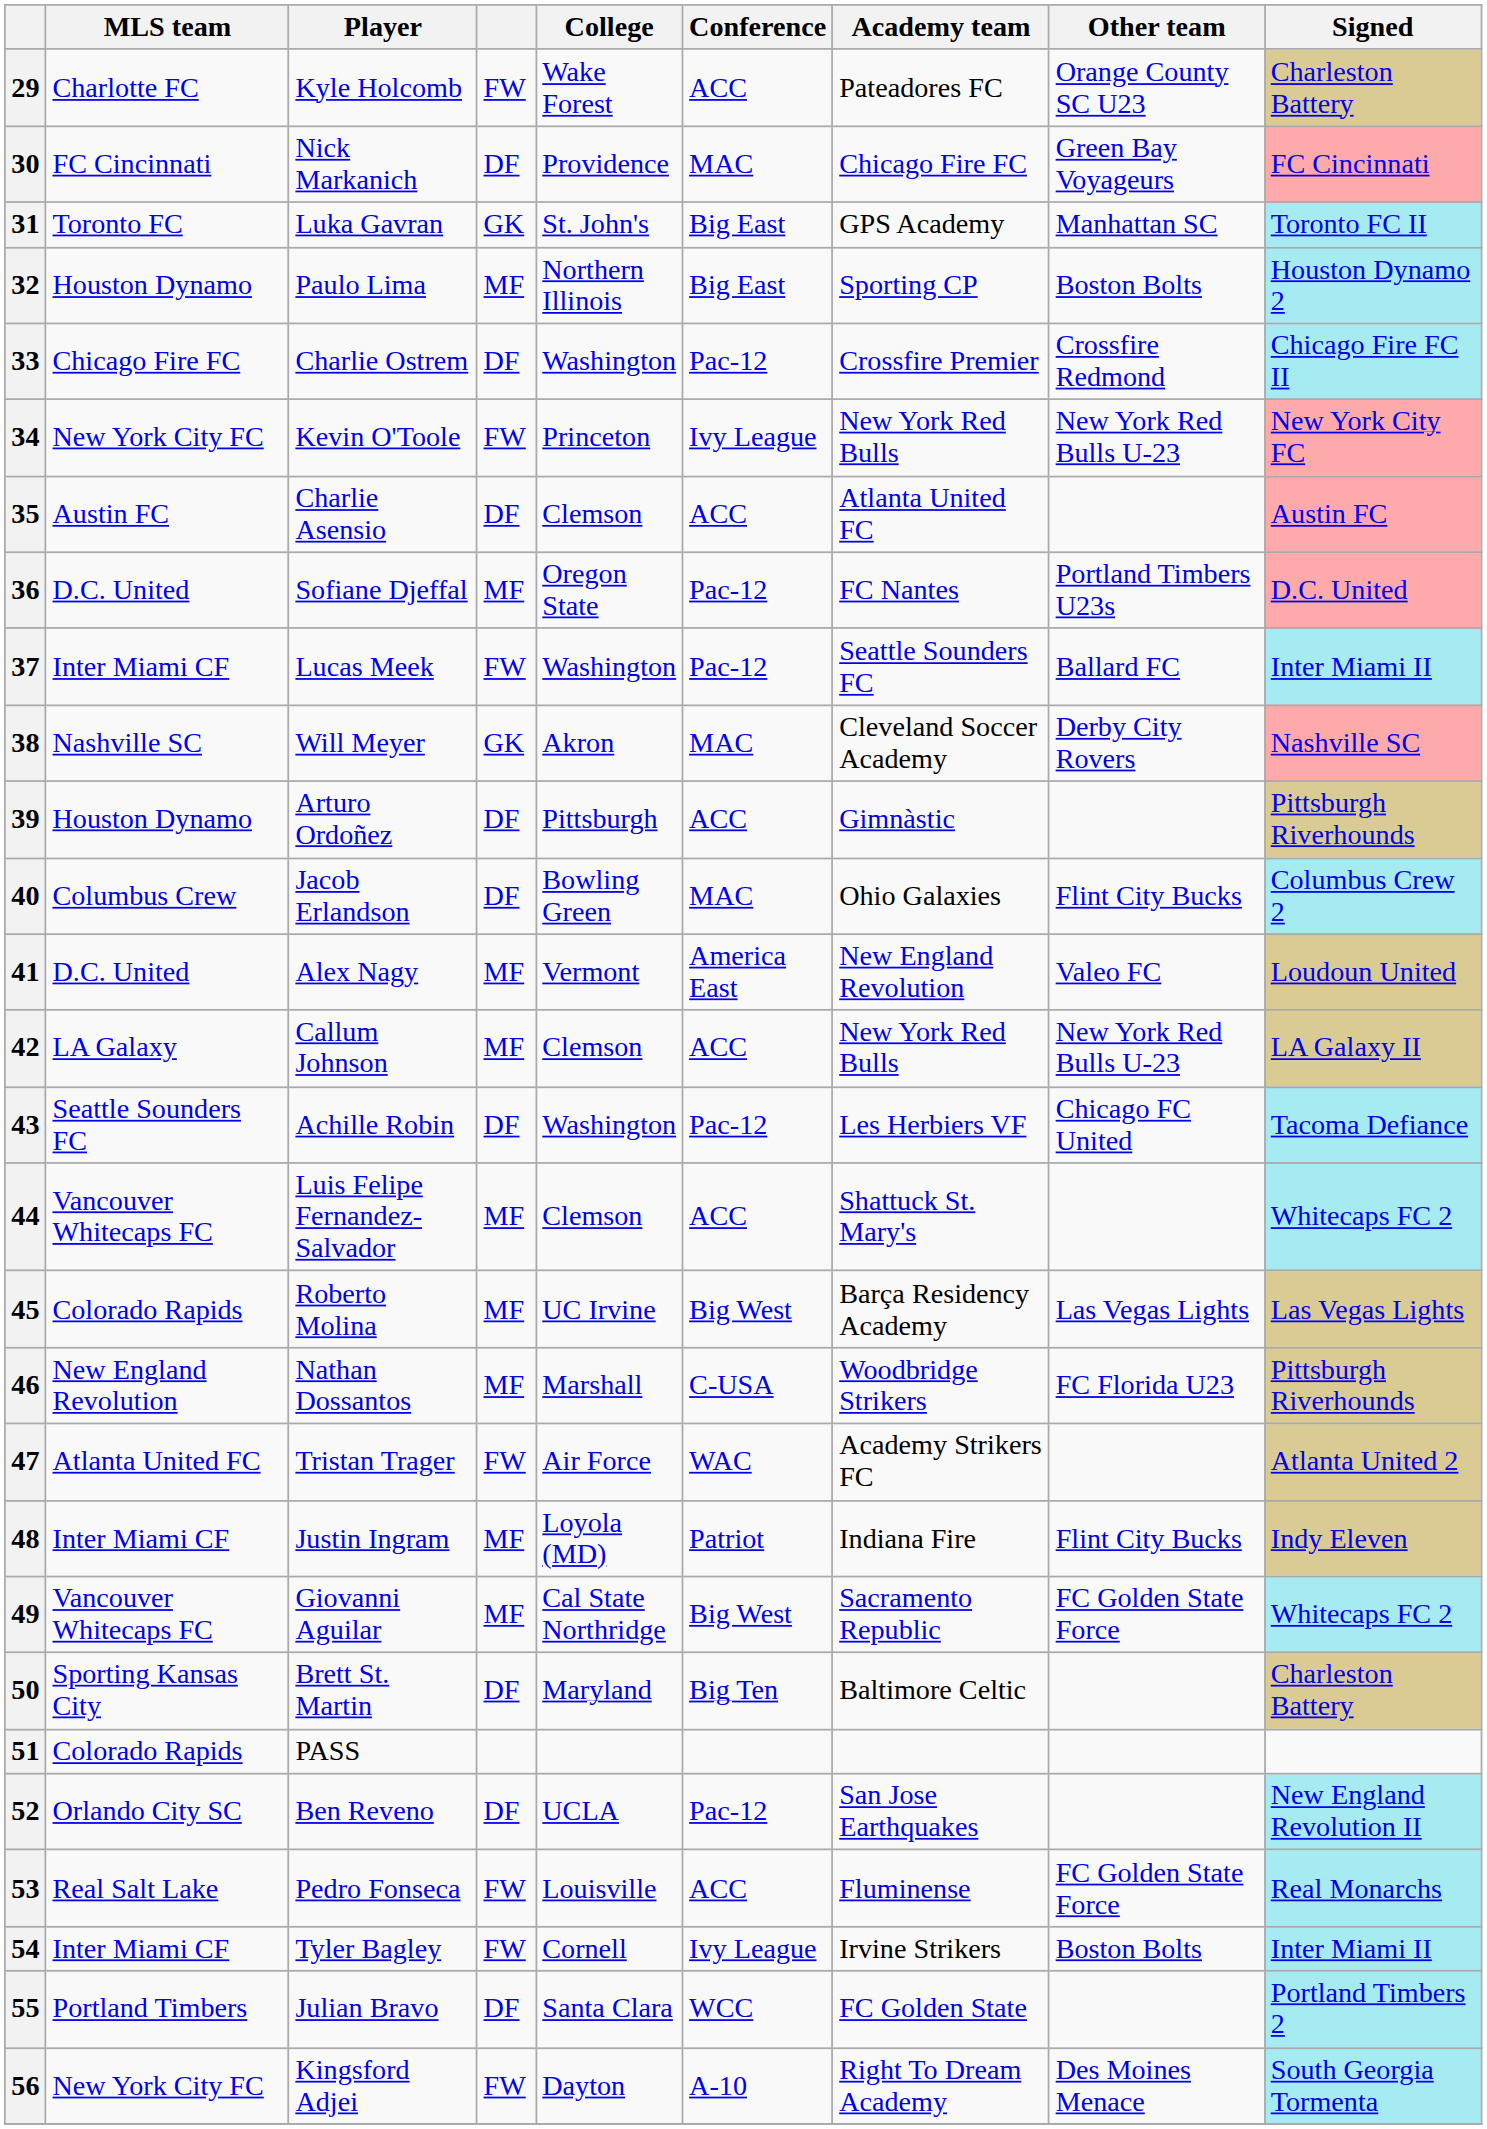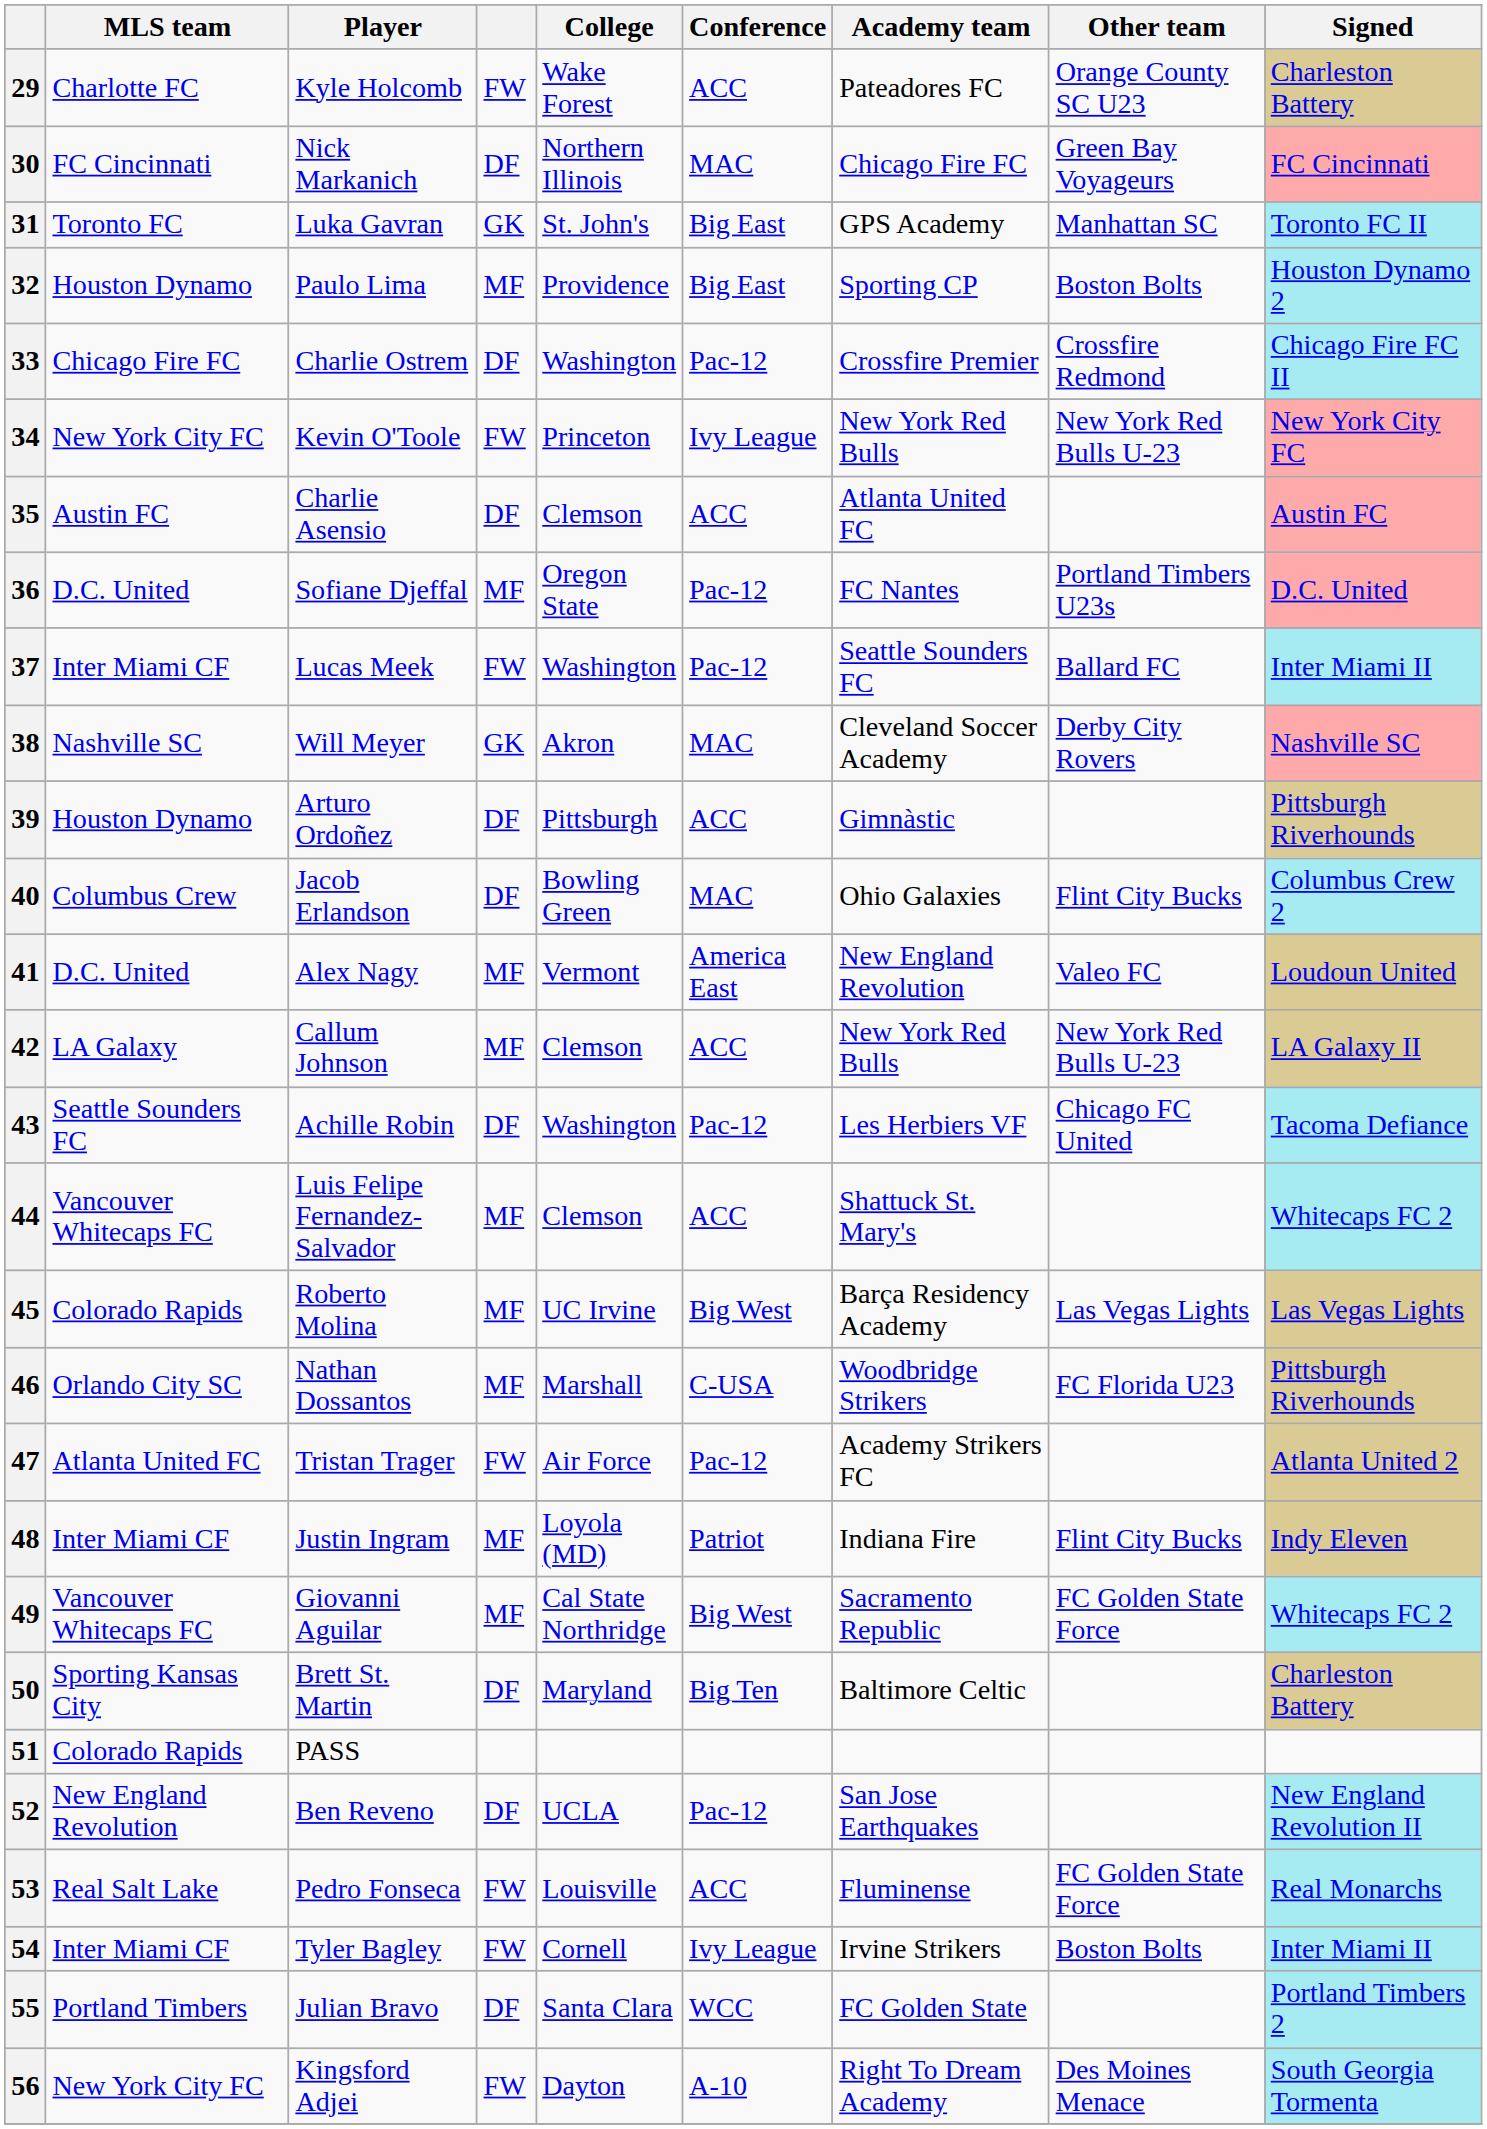(606, 163) Providence -> (593, 163) Northern Illinois
(593, 284) Northern Illinois -> (606, 284) Providence
(130, 1385) New England Revolution -> (147, 1385) Orlando City SC
(720, 1461) WAC -> (728, 1461) Pac-12
(147, 1811) Orlando City SC -> (130, 1811) New England Revolution
